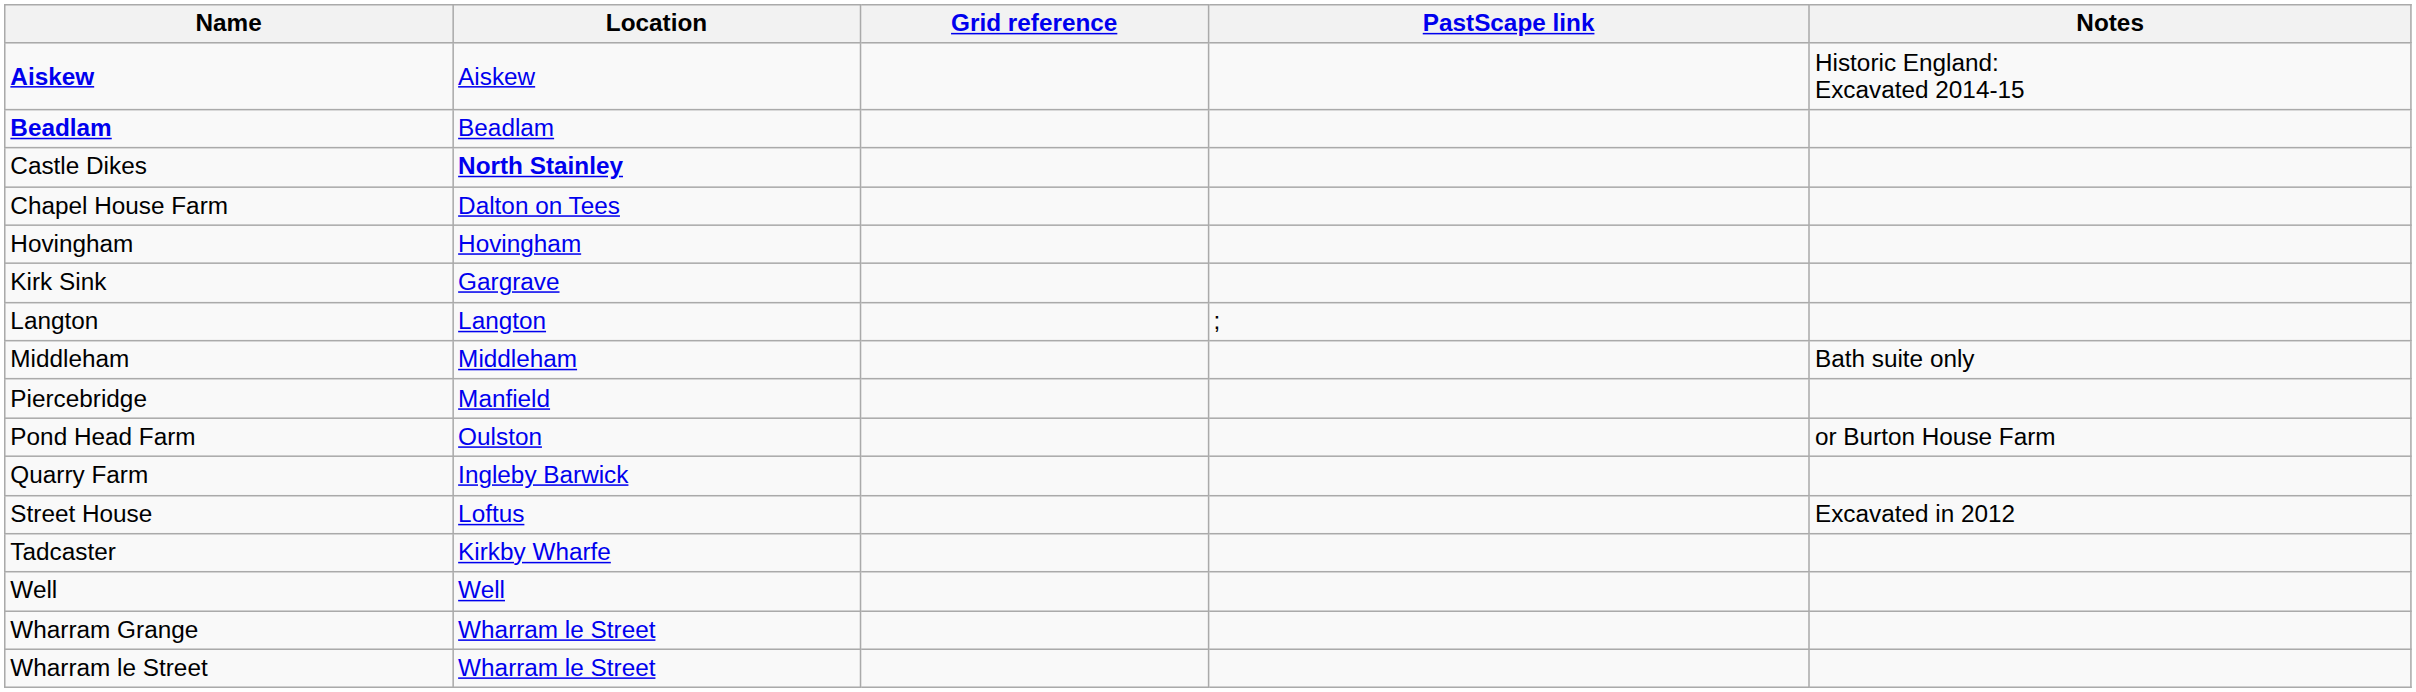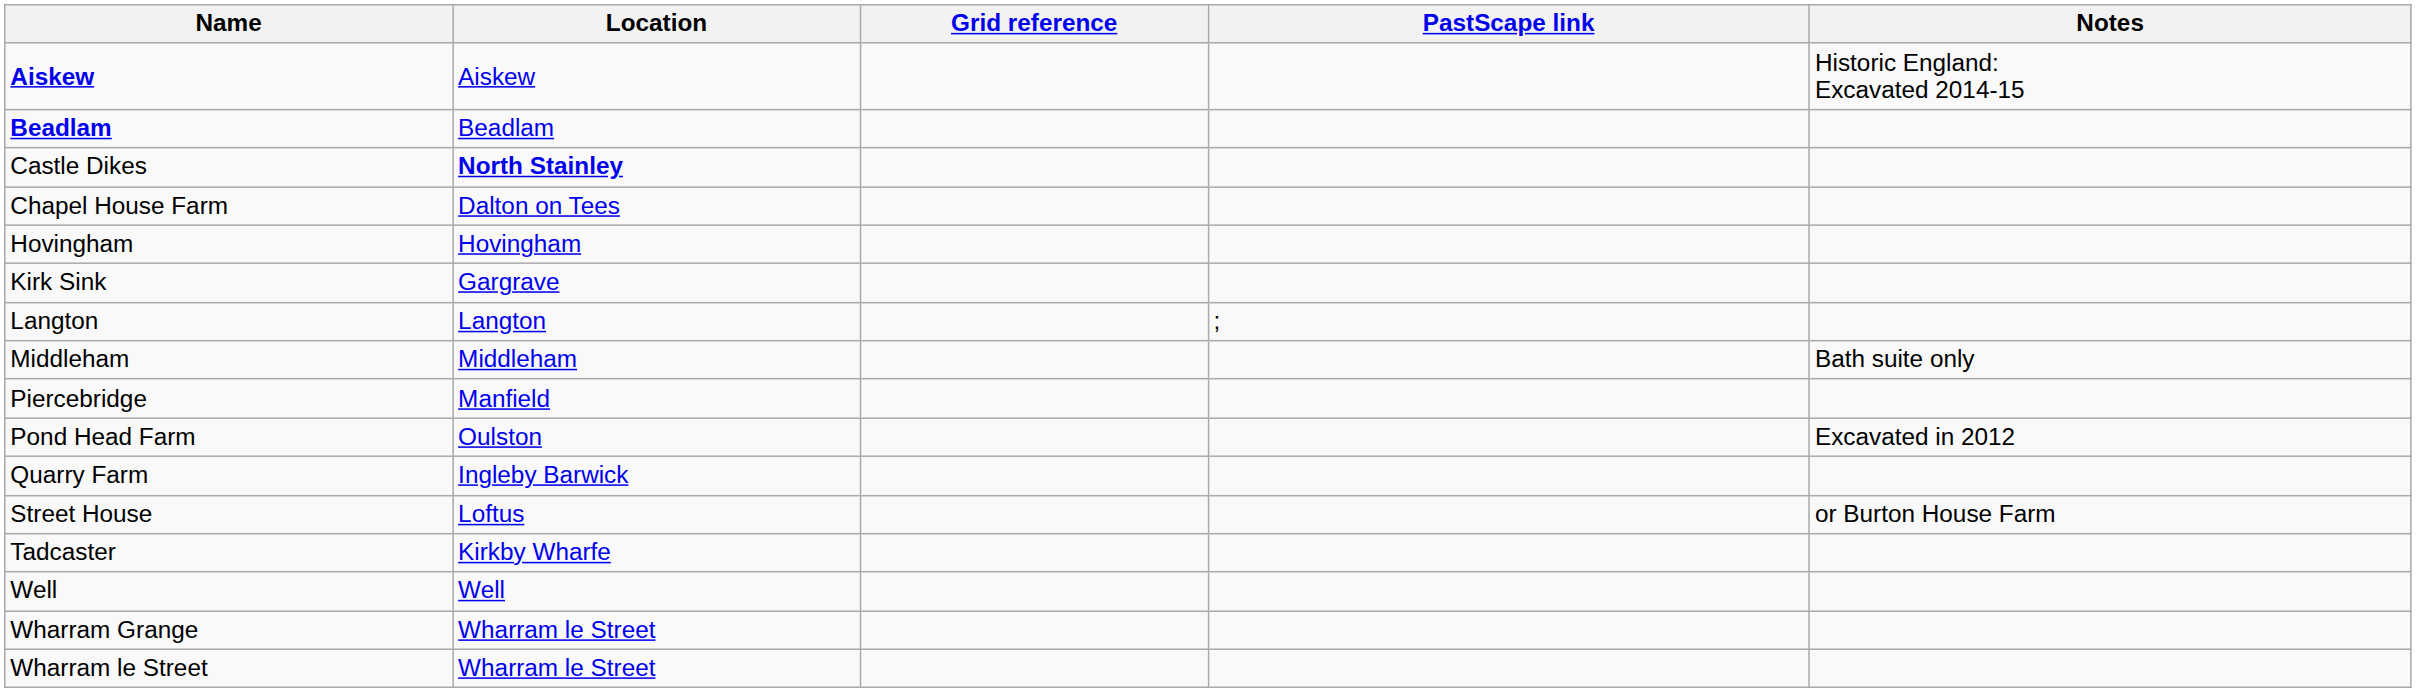(1935, 436) or Burton House Farm -> (1915, 436) Excavated in 2012
(1915, 513) Excavated in 2012 -> (1935, 513) or Burton House Farm
